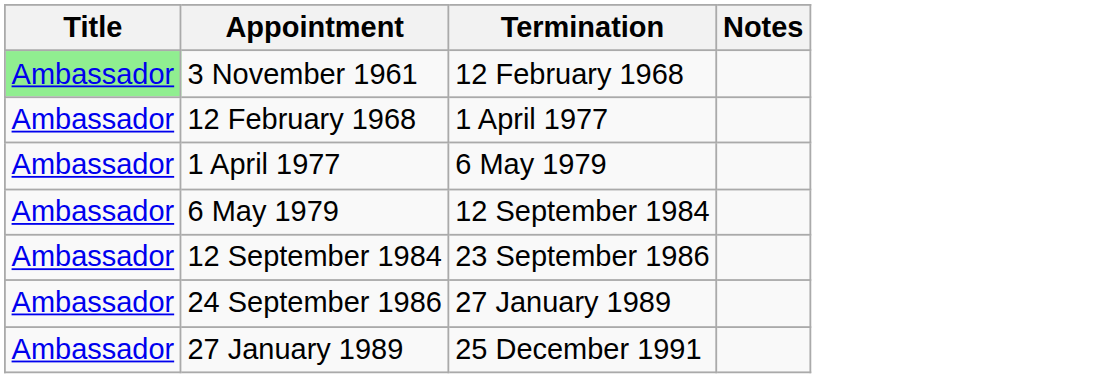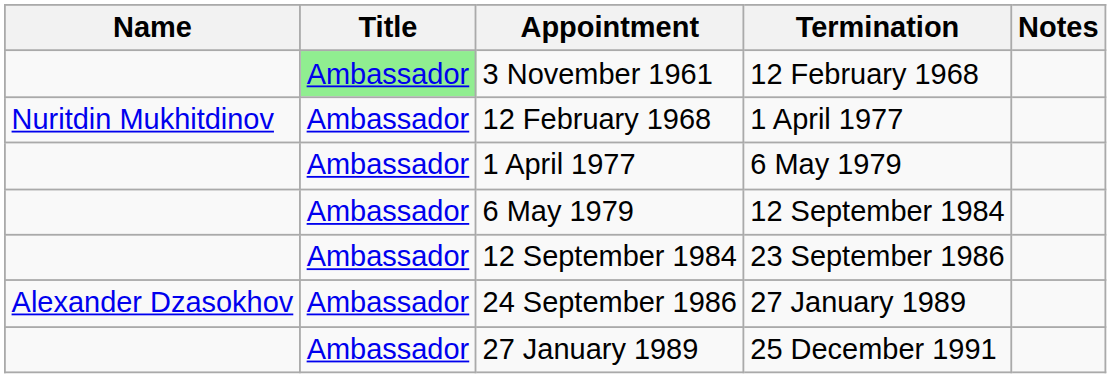+ column: (152, 27)
